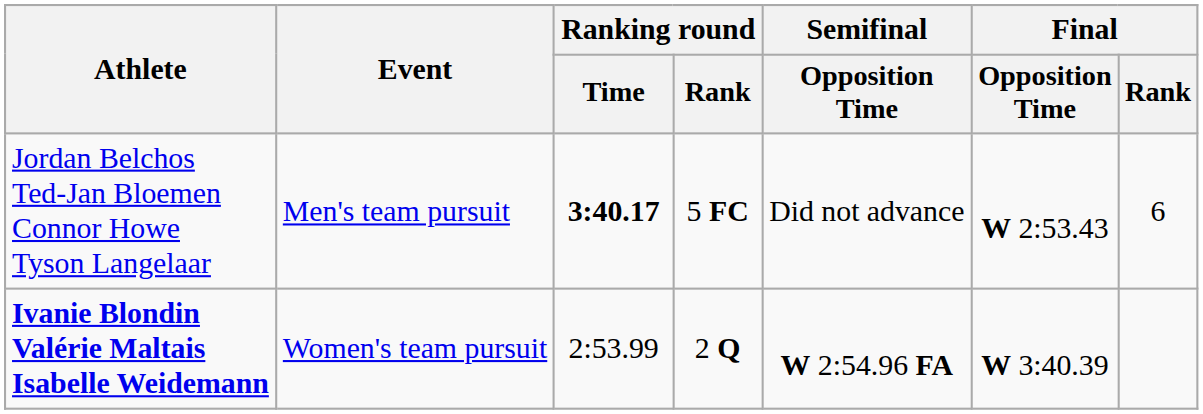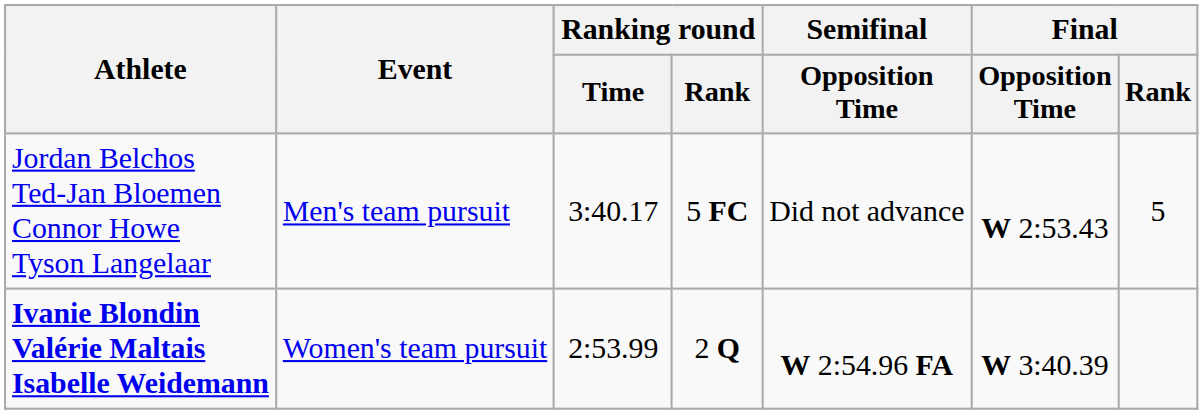(614, 211) bold -> (613, 211) normal
(1158, 211) 6 -> (1158, 211) 5
